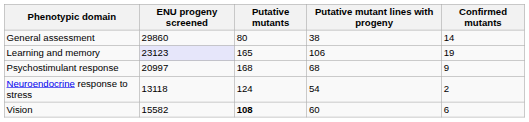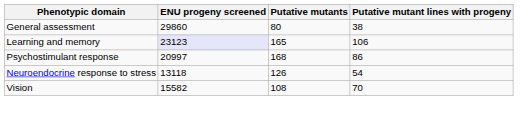- column: (483, 17)
(314, 68) 68 -> (358, 57) 86
(245, 89) 124 -> (278, 73) 126
(245, 109) bold -> (278, 88) normal
(314, 109) 60 -> (358, 88) 70
